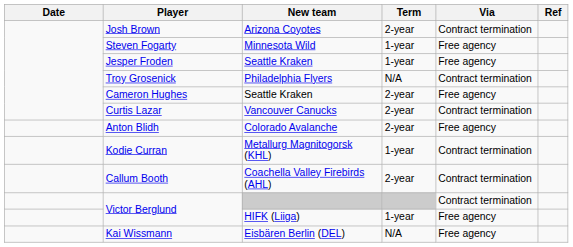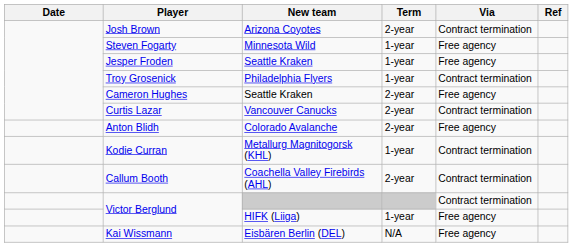(393, 78) N/A -> (399, 78) 1-year
